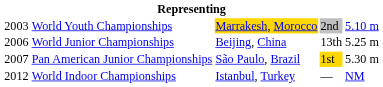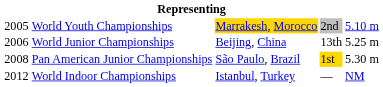(16, 25) 2003 -> (16, 25) 2005
(16, 59) 2007 -> (16, 59) 2008
